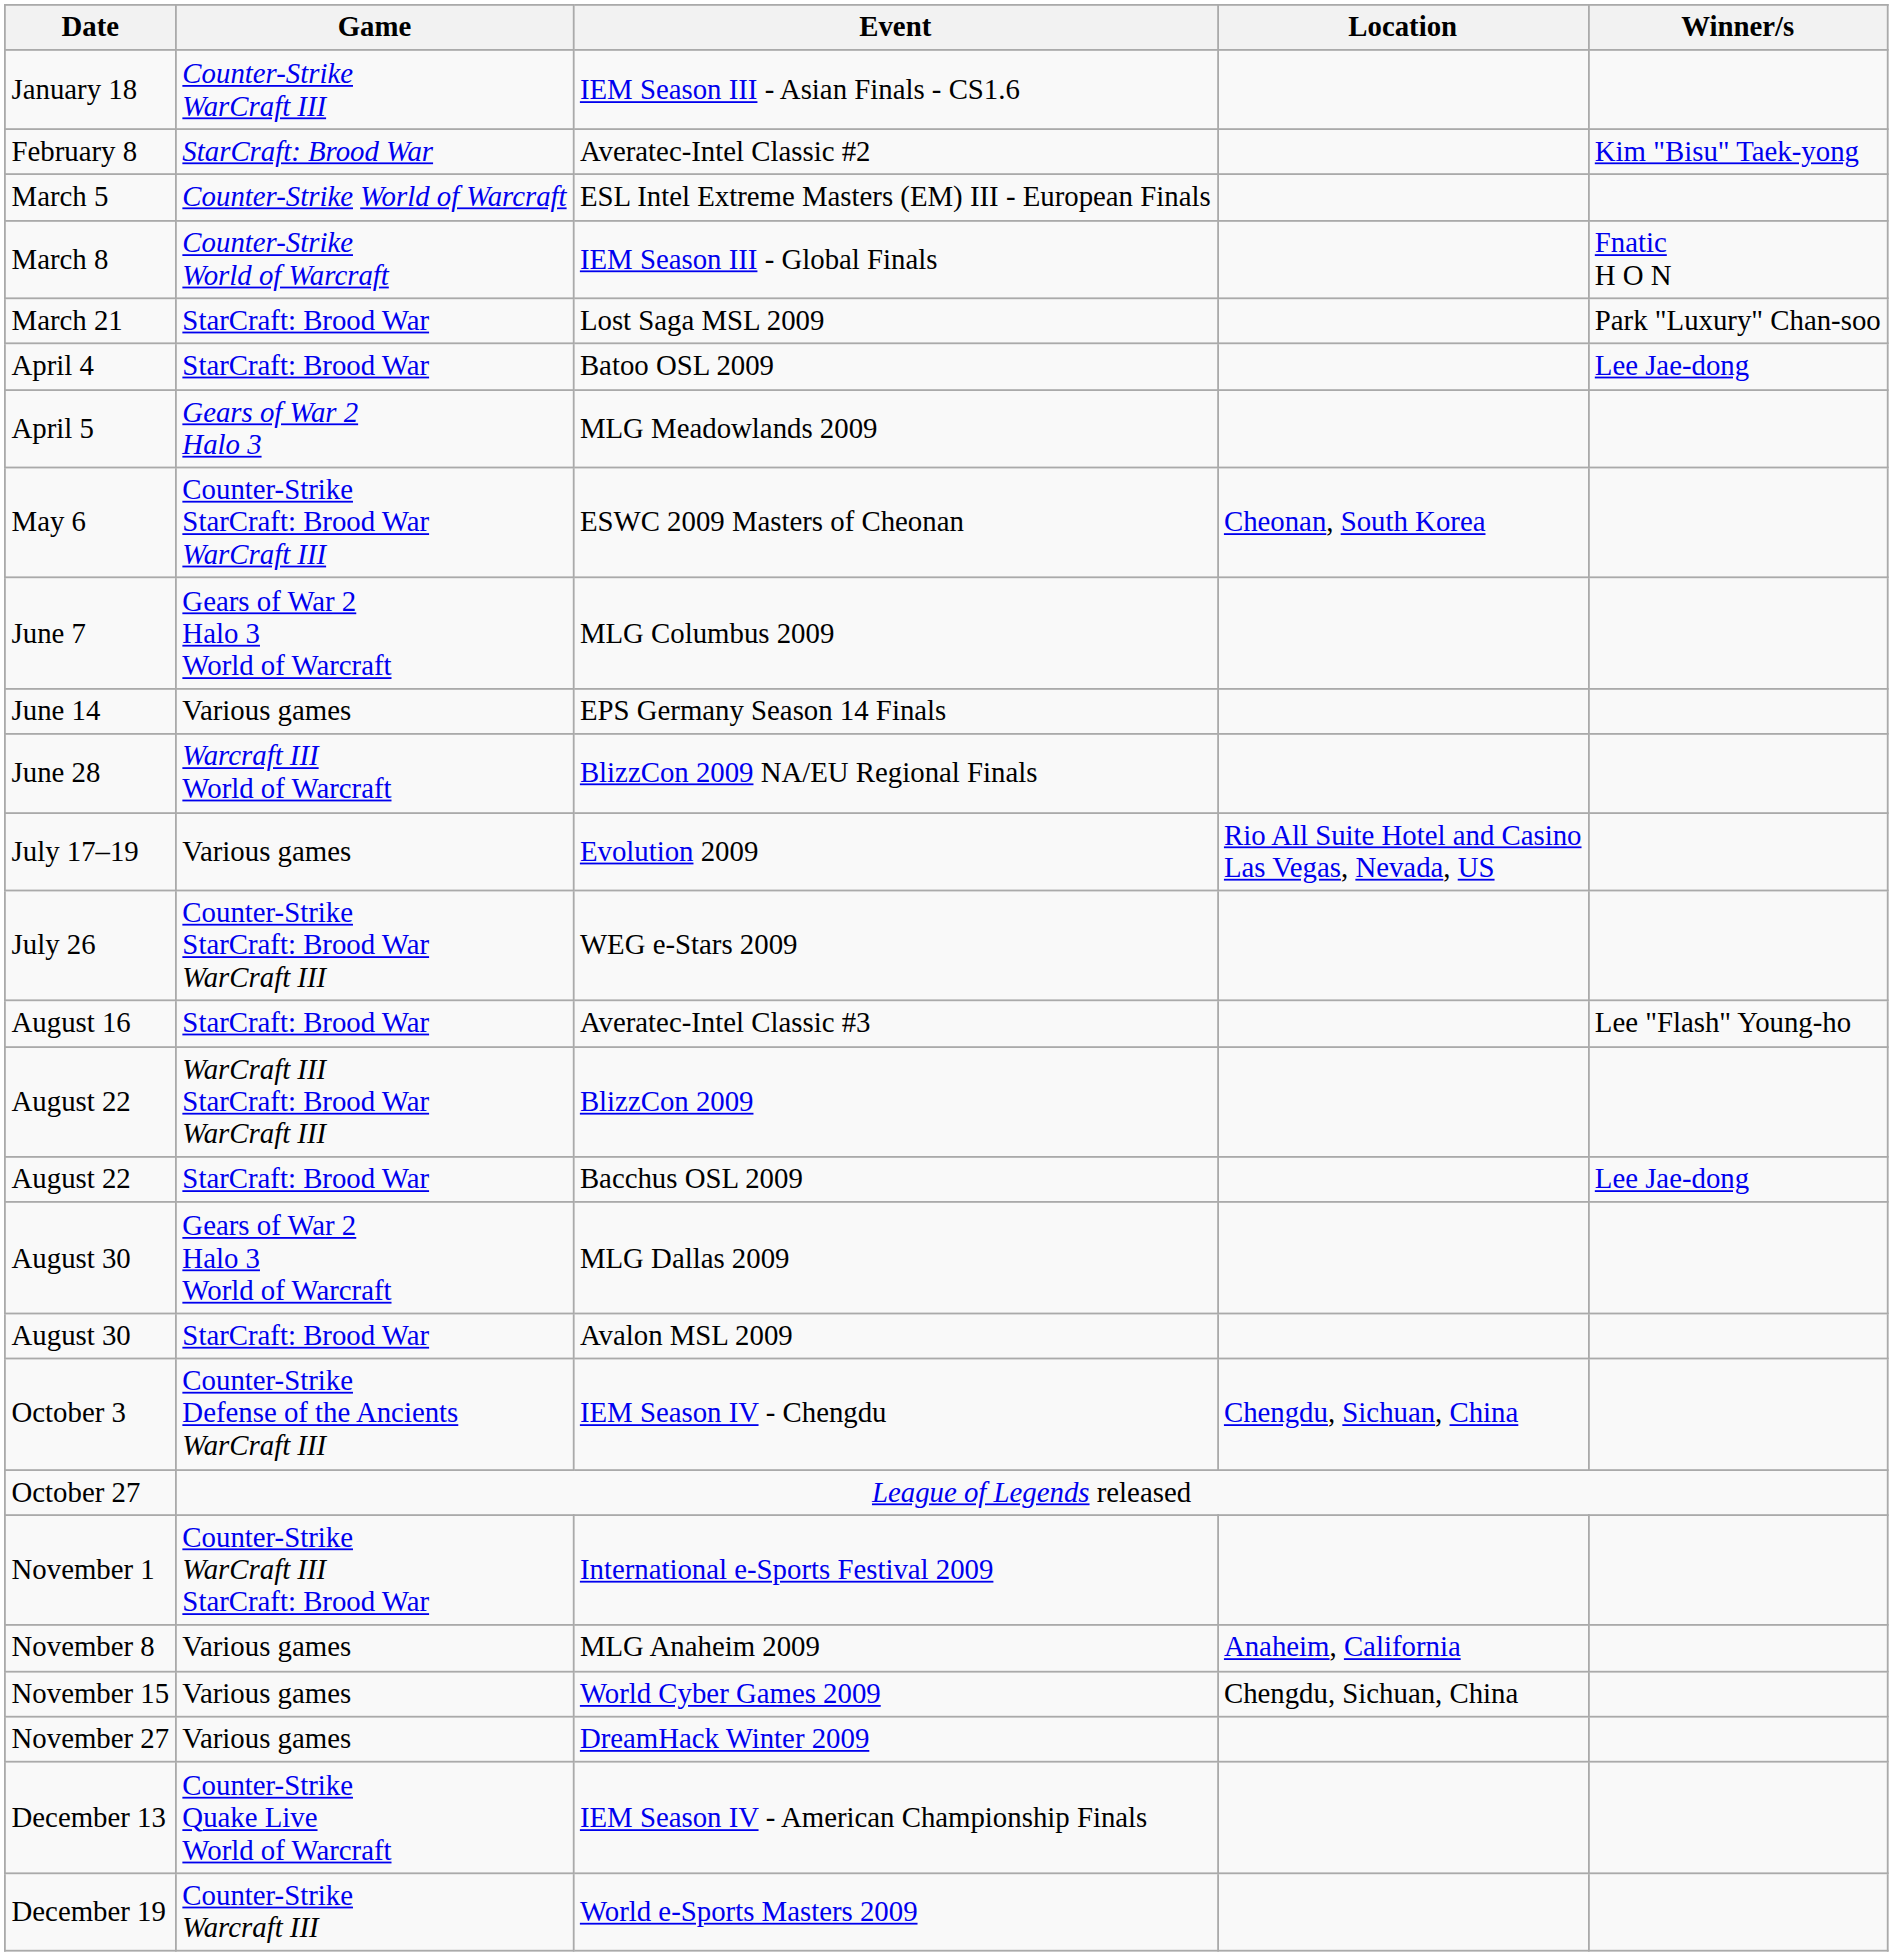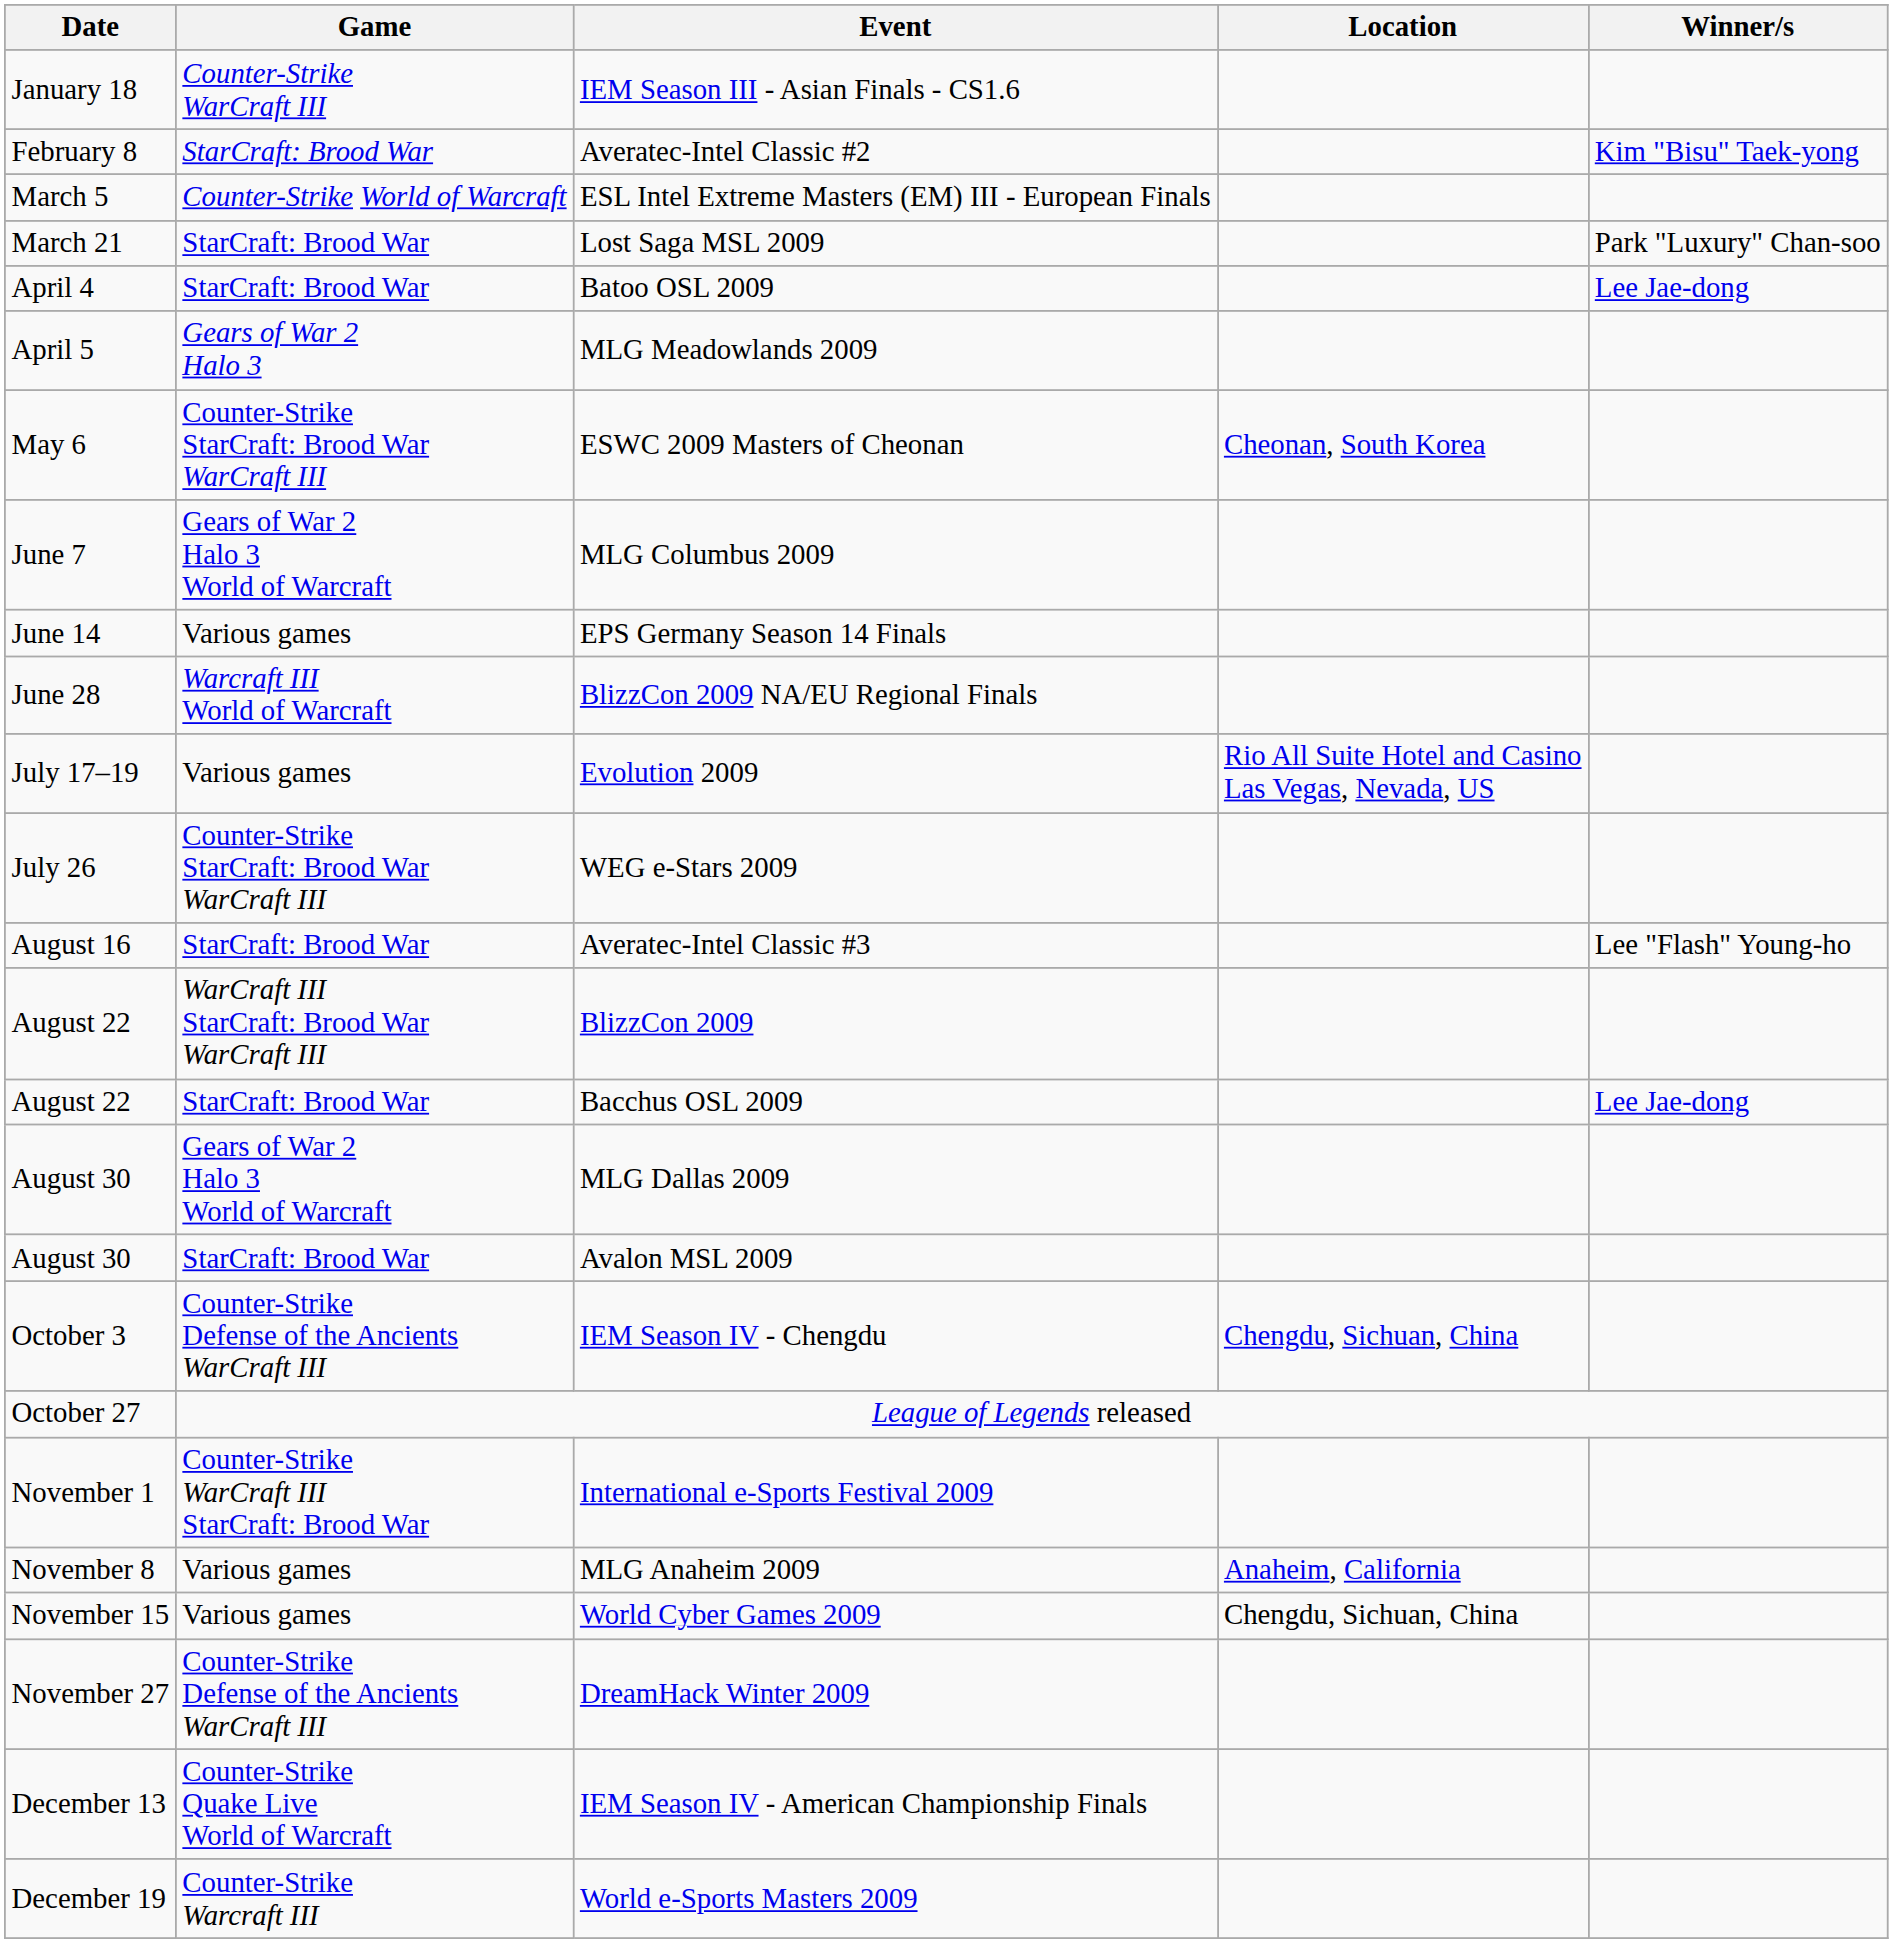- row: (759, 258)
(267, 1739) Various games -> (320, 1693) Counter-Strike Defense of the Ancients WarCraft III
